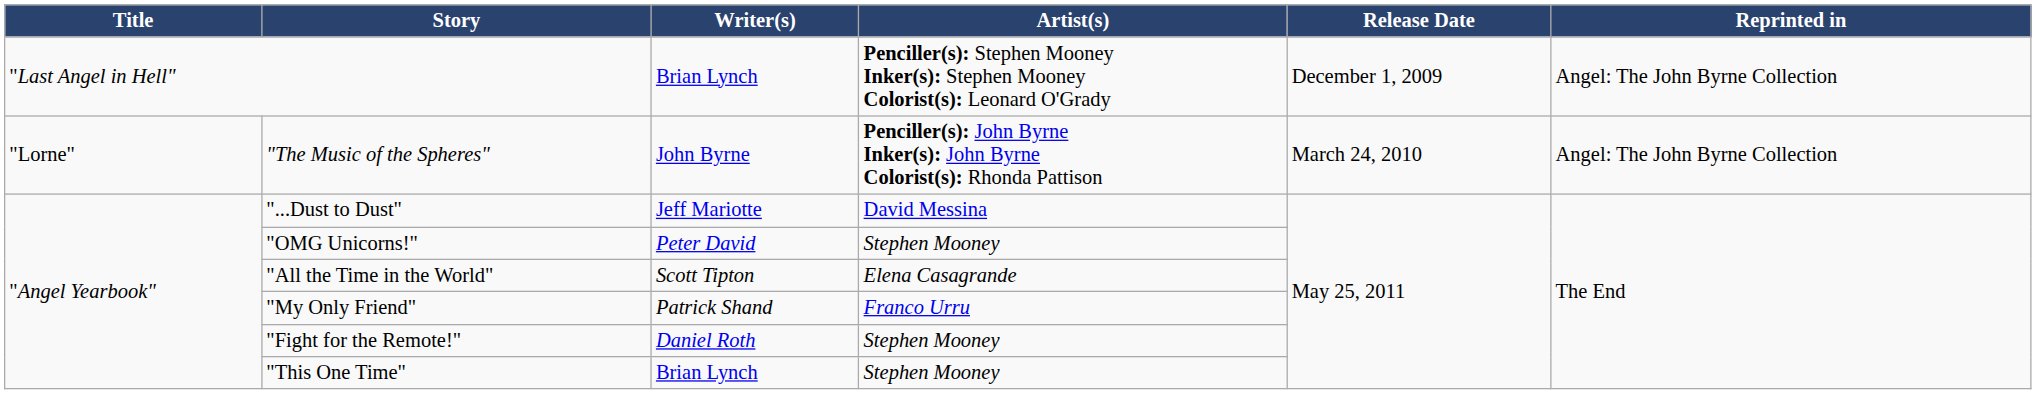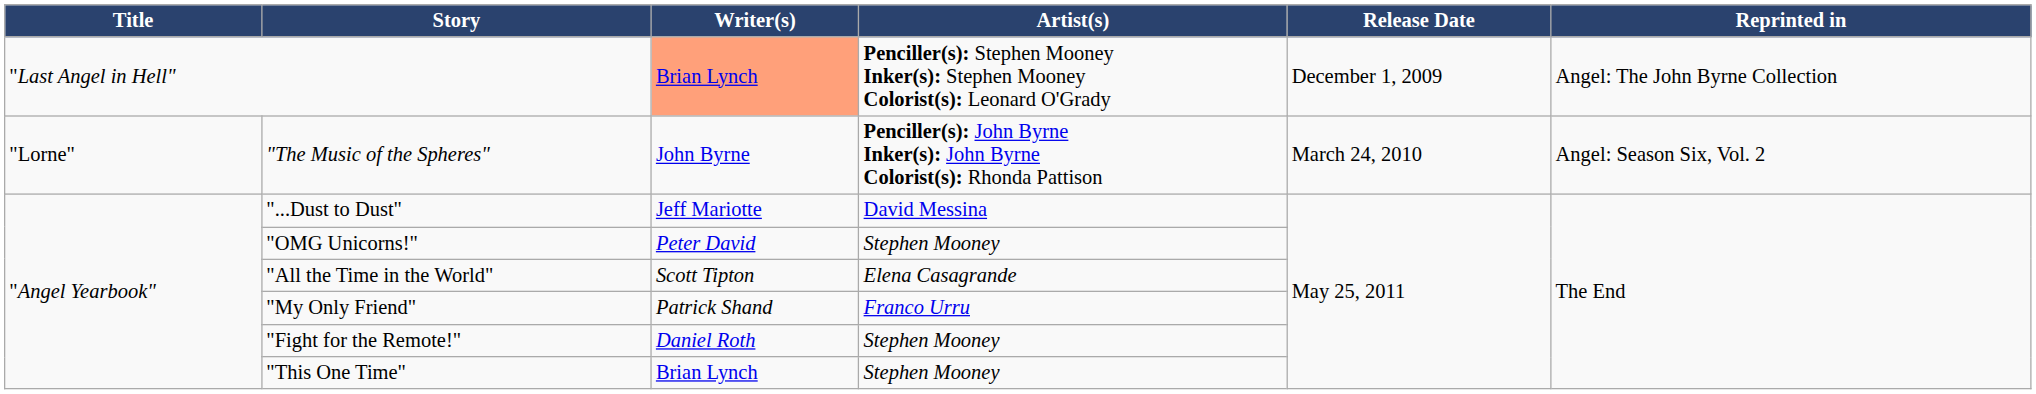(707, 76) no background -> (707, 76) lightsalmon background
(1696, 154) Angel: The John Byrne Collection -> (1660, 154) Angel: Season Six, Vol. 2
